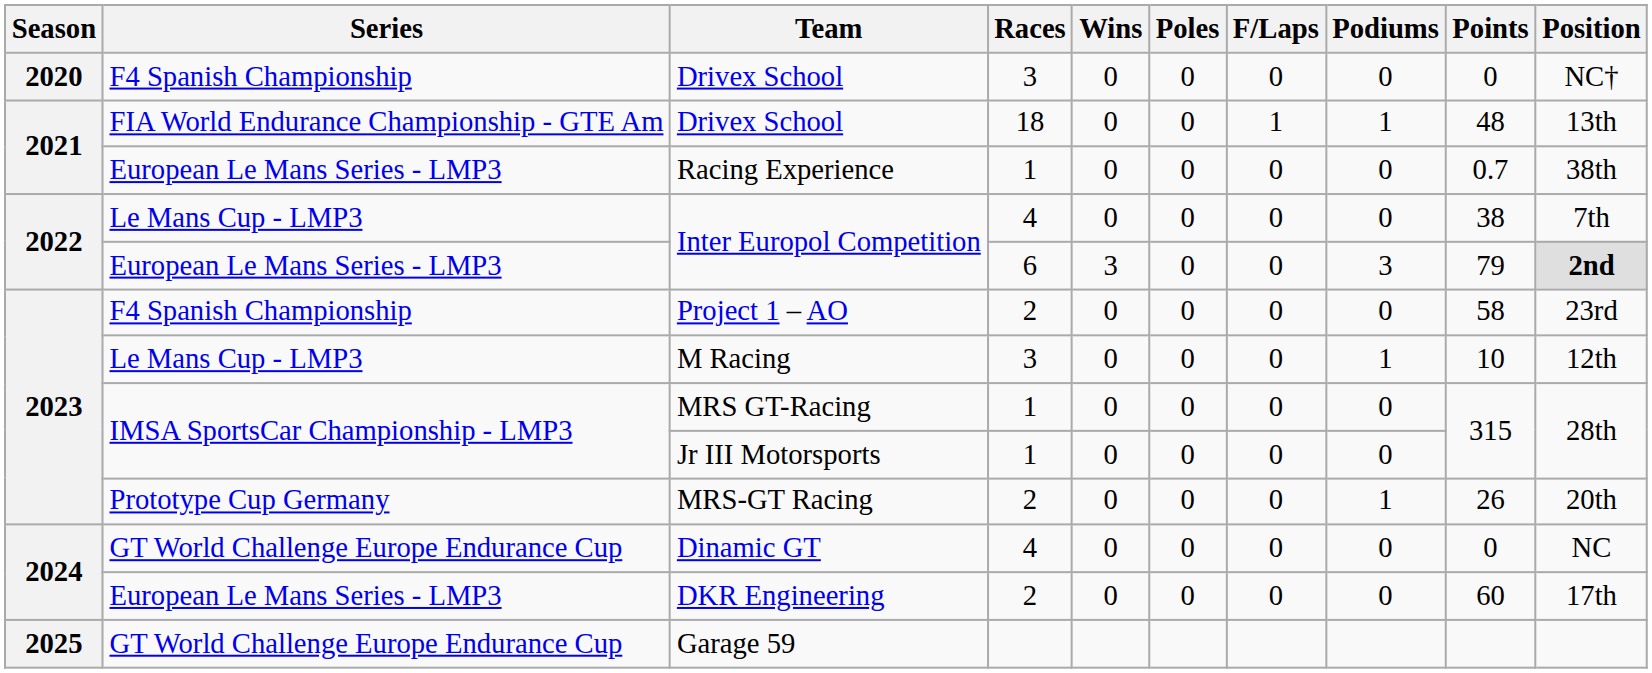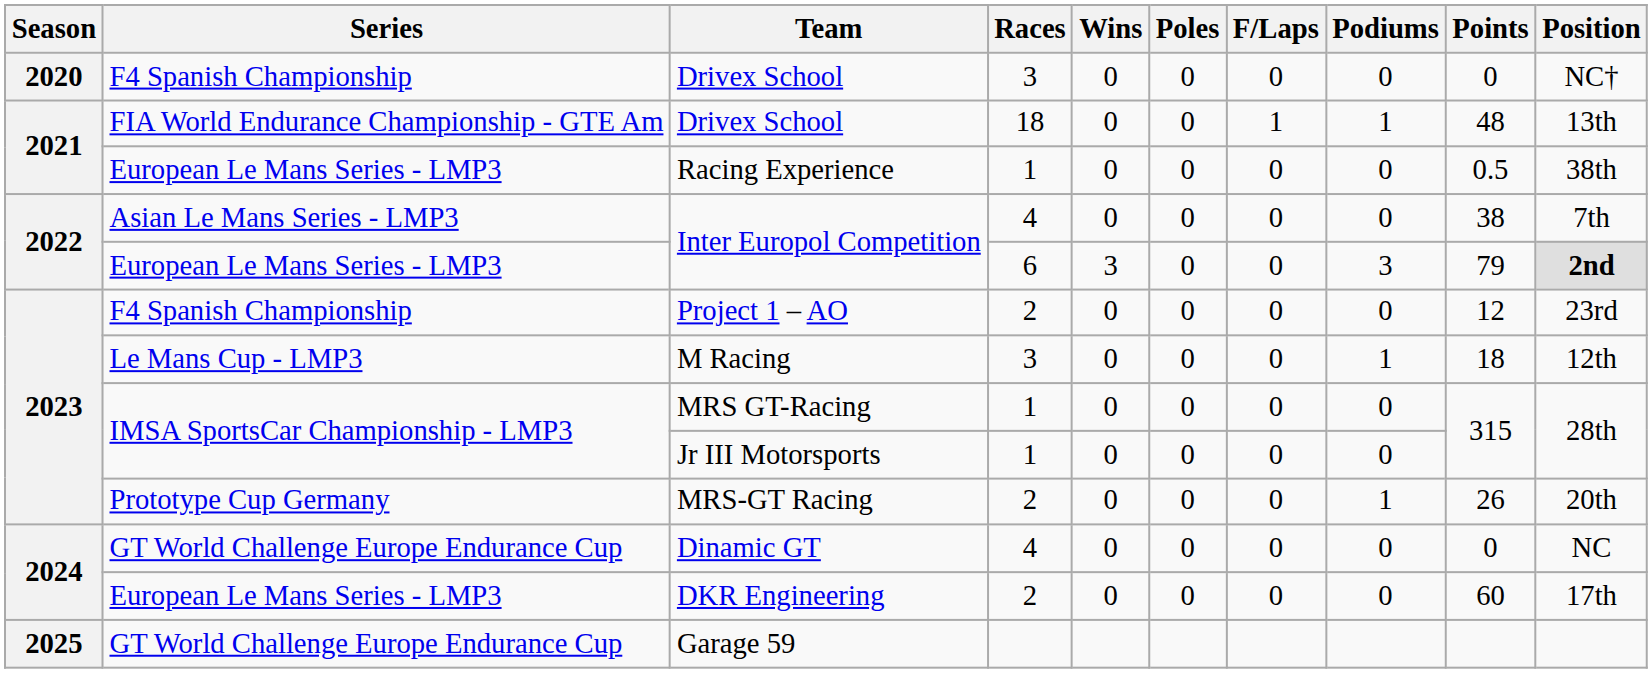(1490, 170) 0.7 -> (1490, 170) 0.5
(236, 217) Le Mans Cup - LMP3 -> (284, 217) Asian Le Mans Series - LMP3
(1491, 312) 58 -> (1491, 312) 12
(1491, 359) 10 -> (1491, 359) 18
